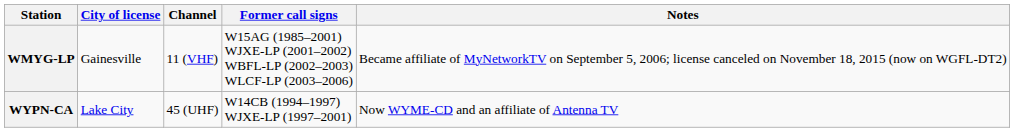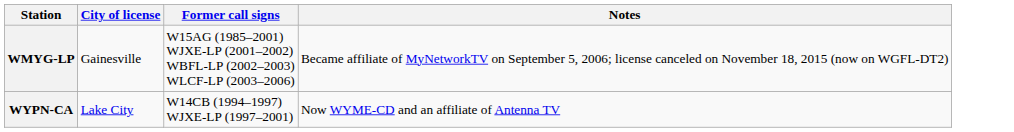- column: (193, 15)
